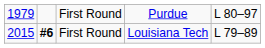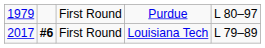(21, 33) 2015 -> (21, 33) 2017
